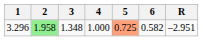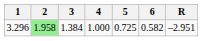(72, 28) 1.348 -> (72, 28) 1.384
(125, 28) lightsalmon background -> (125, 28) no background
